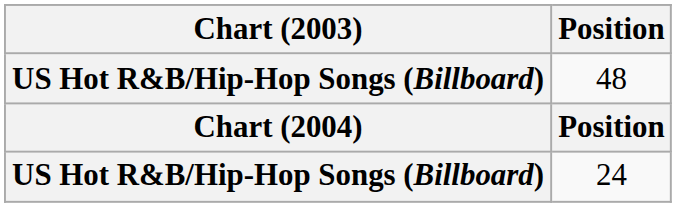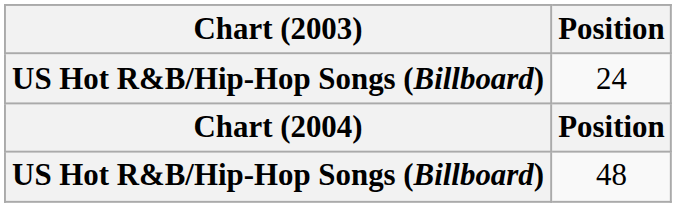rows swapped: (611, 77) <-> (611, 175)
